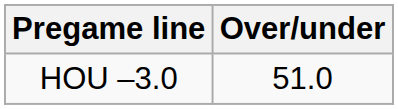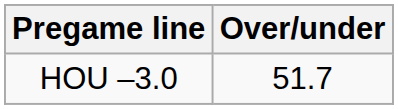(302, 78) 51.0 -> (302, 78) 51.7
